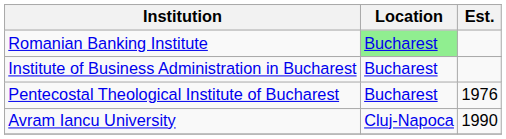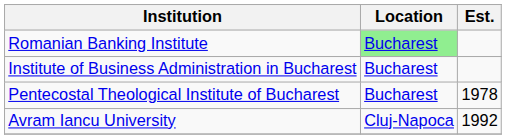(480, 95) 1976 -> (480, 95) 1978
(480, 120) 1990 -> (480, 120) 1992
